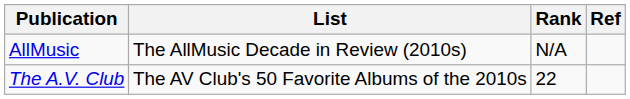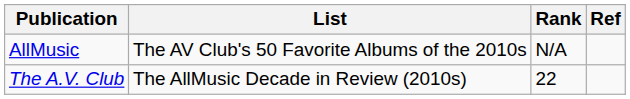(300, 49) The AllMusic Decade in Review (2010s) -> (330, 49) The AV Club's 50 Favorite Albums of the 2010s
(330, 79) The AV Club's 50 Favorite Albums of the 2010s -> (300, 79) The AllMusic Decade in Review (2010s)
